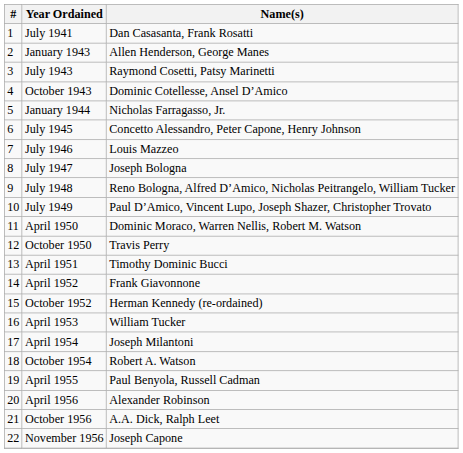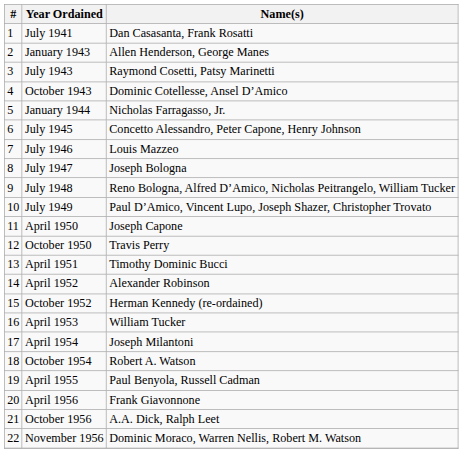(235, 226) Dominic Moraco, Warren Nellis, Robert M. Watson -> (146, 226) Joseph Capone
(155, 284) Frank Giavonnone -> (159, 284) Alexander Robinson
(159, 399) Alexander Robinson -> (155, 399) Frank Giavonnone
(146, 438) Joseph Capone -> (235, 438) Dominic Moraco, Warren Nellis, Robert M. Watson
